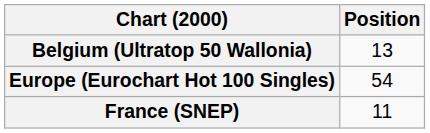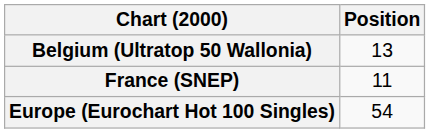rows swapped: (172, 81) <-> (172, 111)
